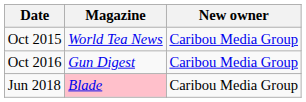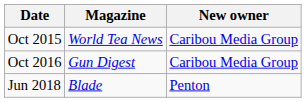(85, 85) pink background -> (85, 85) no background
(234, 85) Caribou Media Group -> (190, 85) Penton
